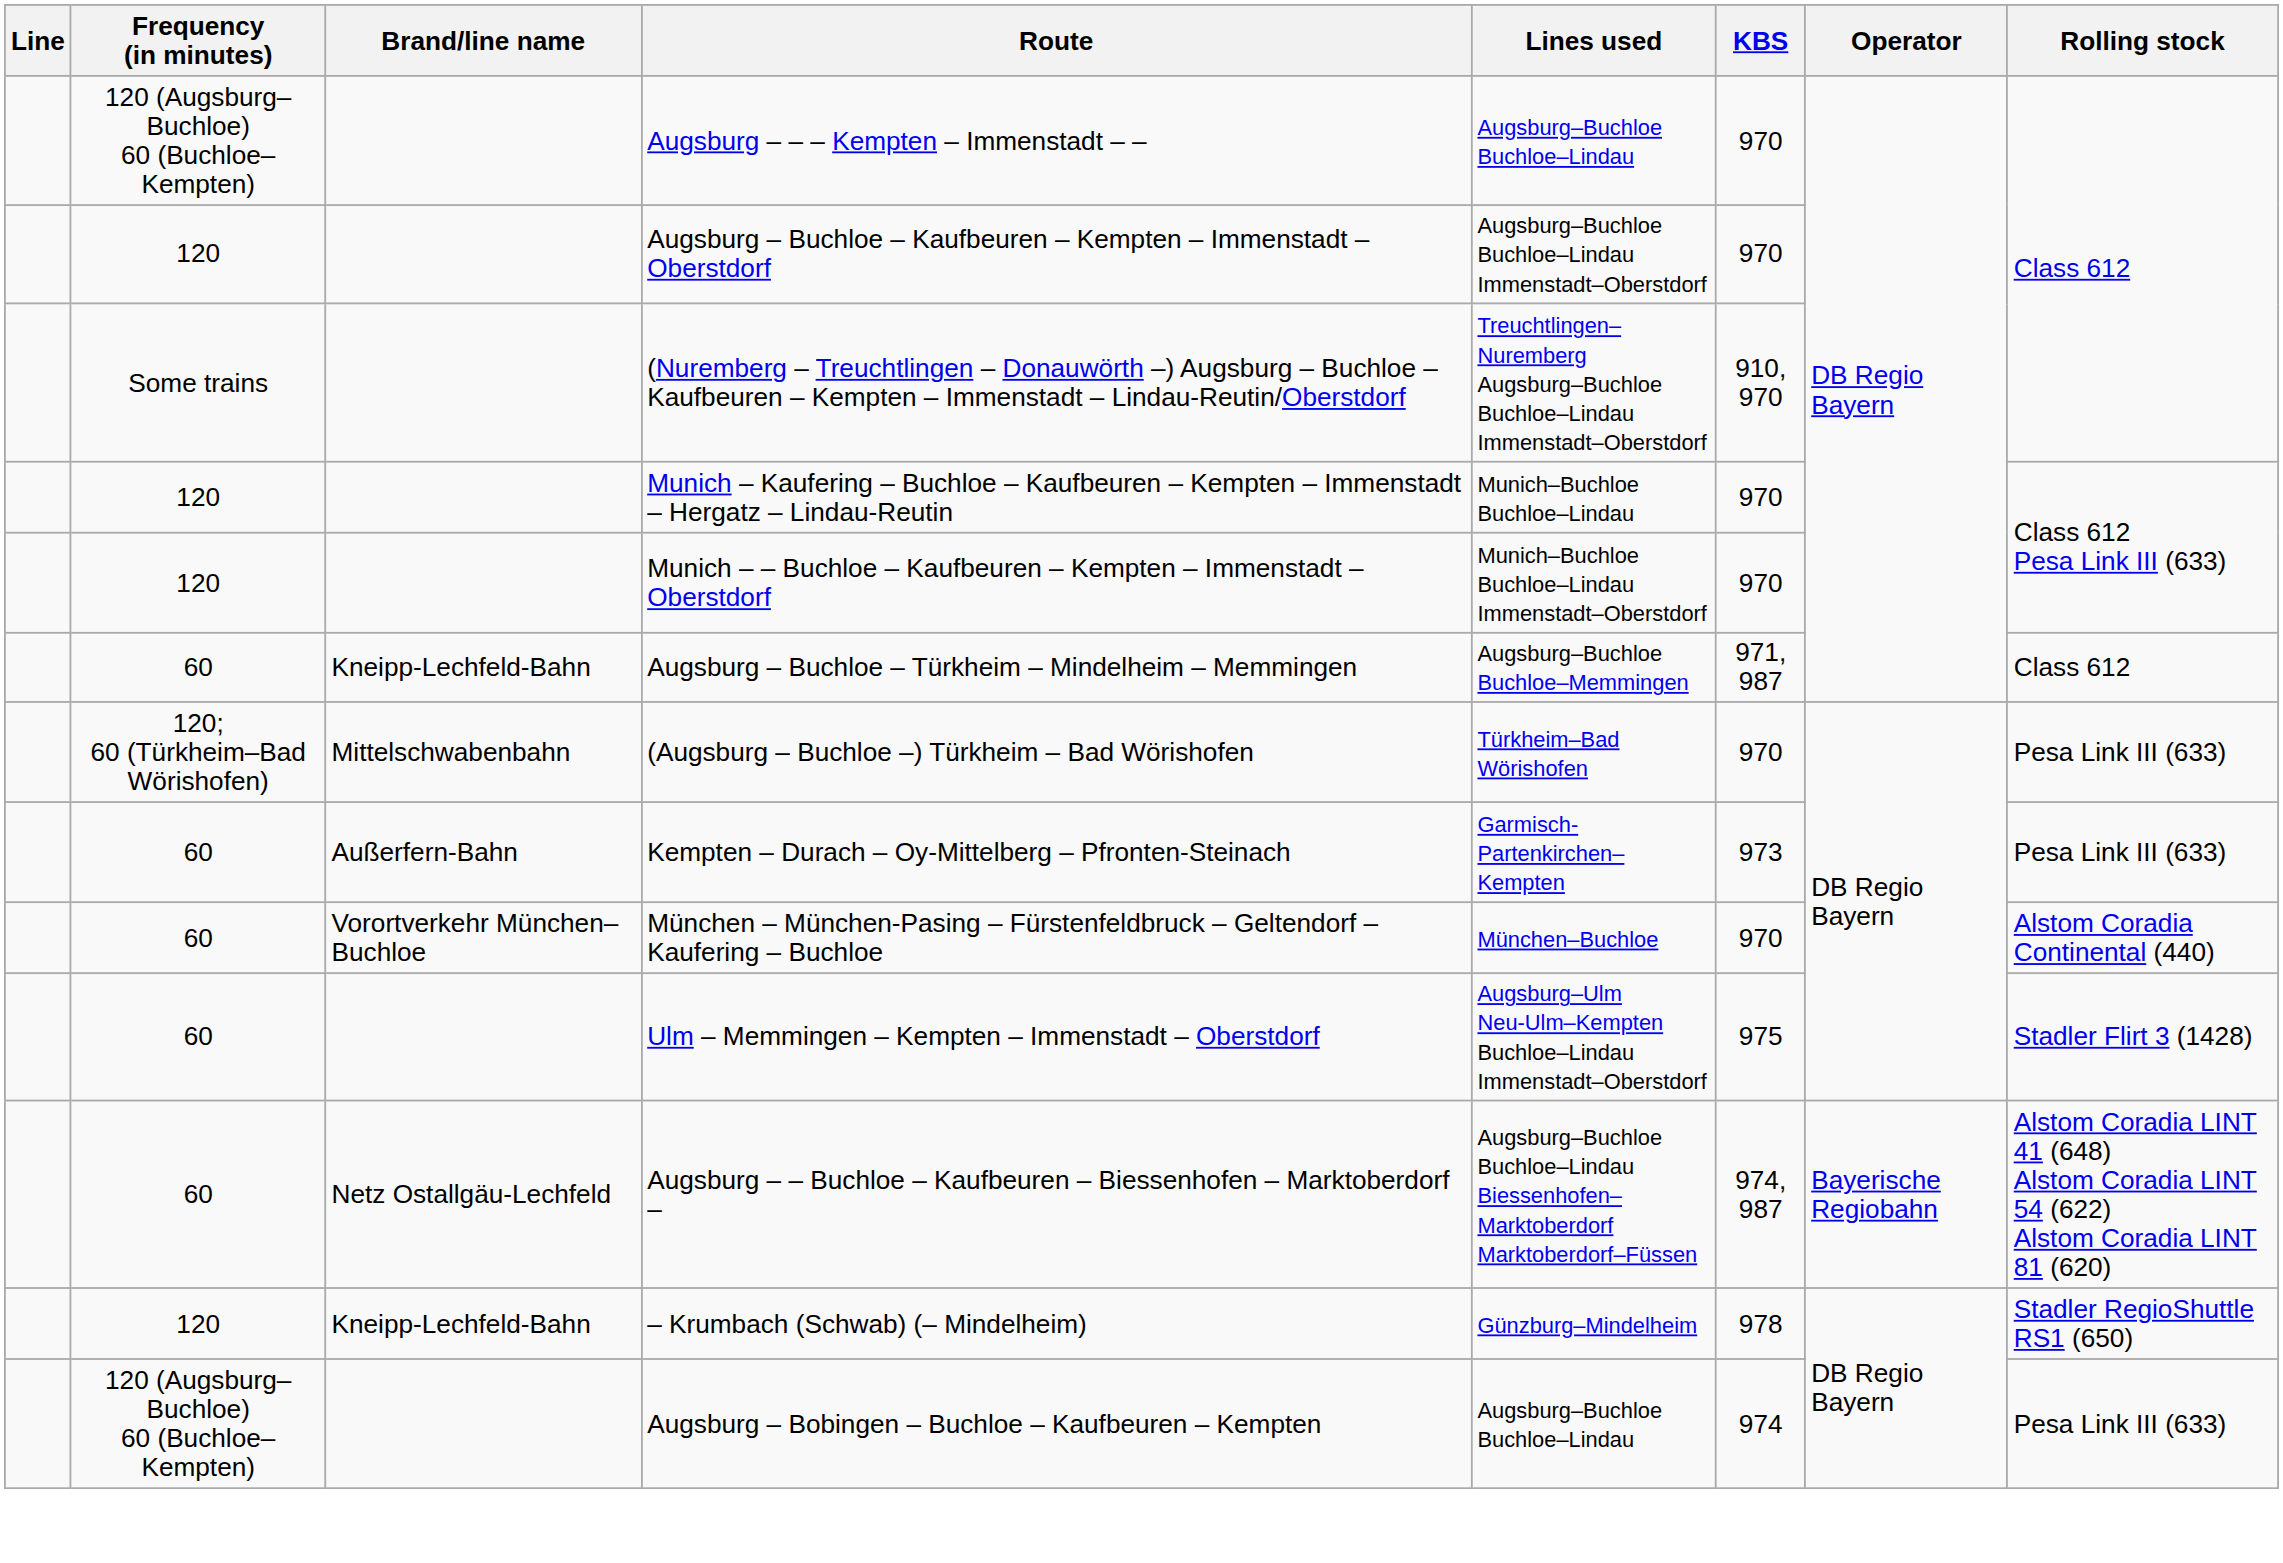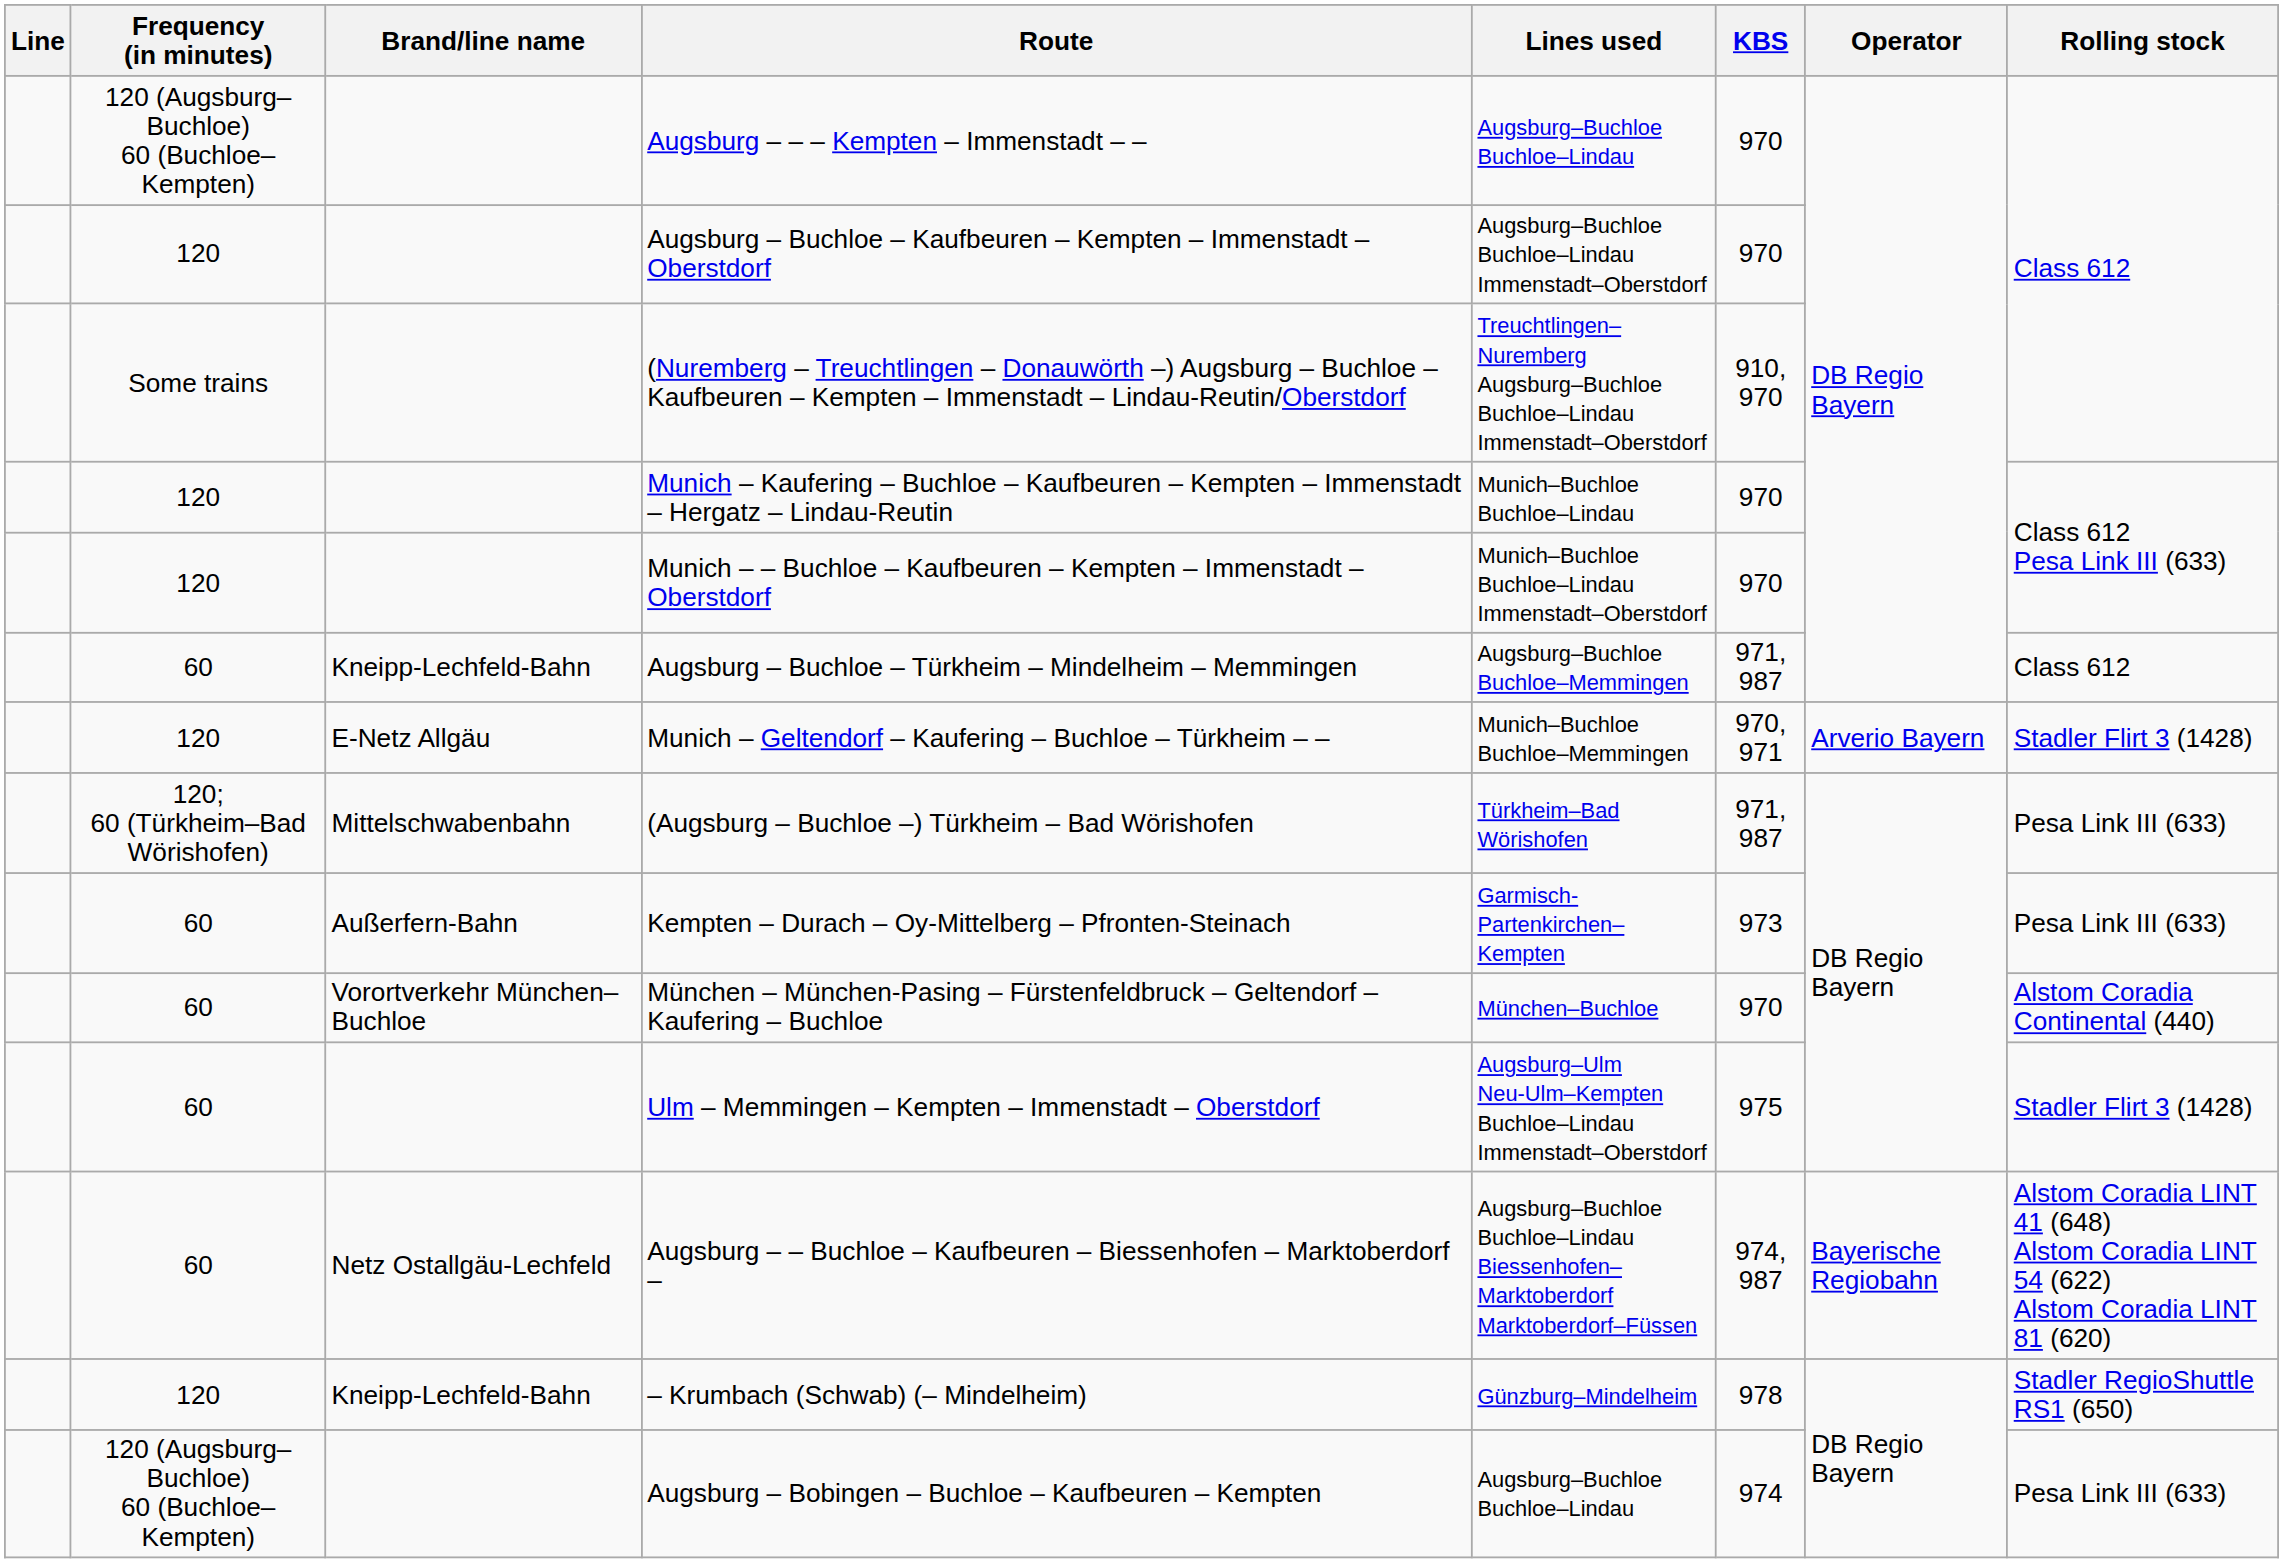+ row: (988, 738)
(1761, 753) 970 -> (1761, 823) 971, 987
